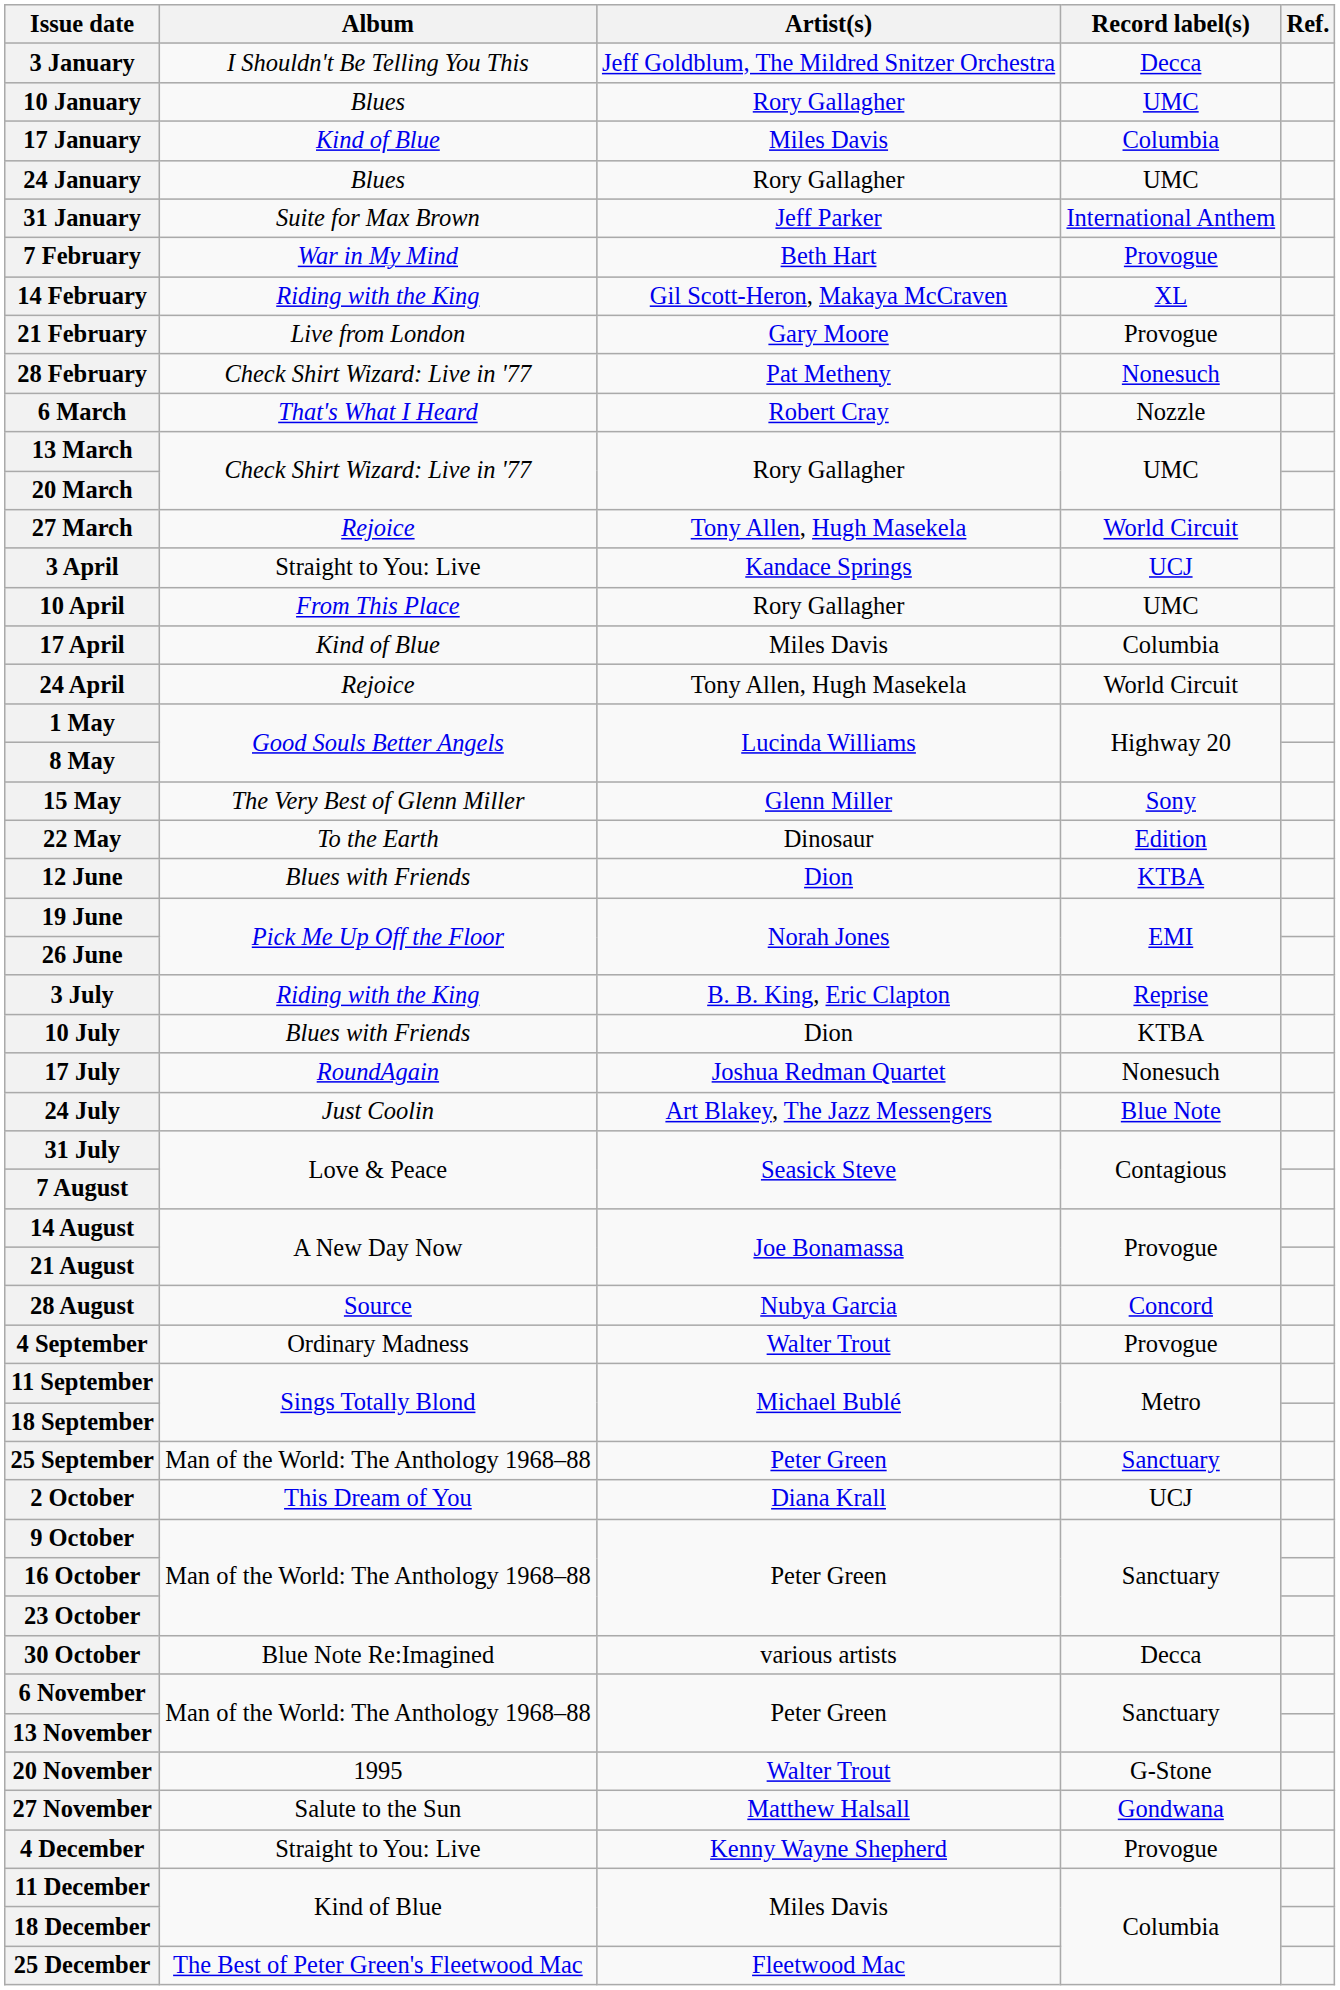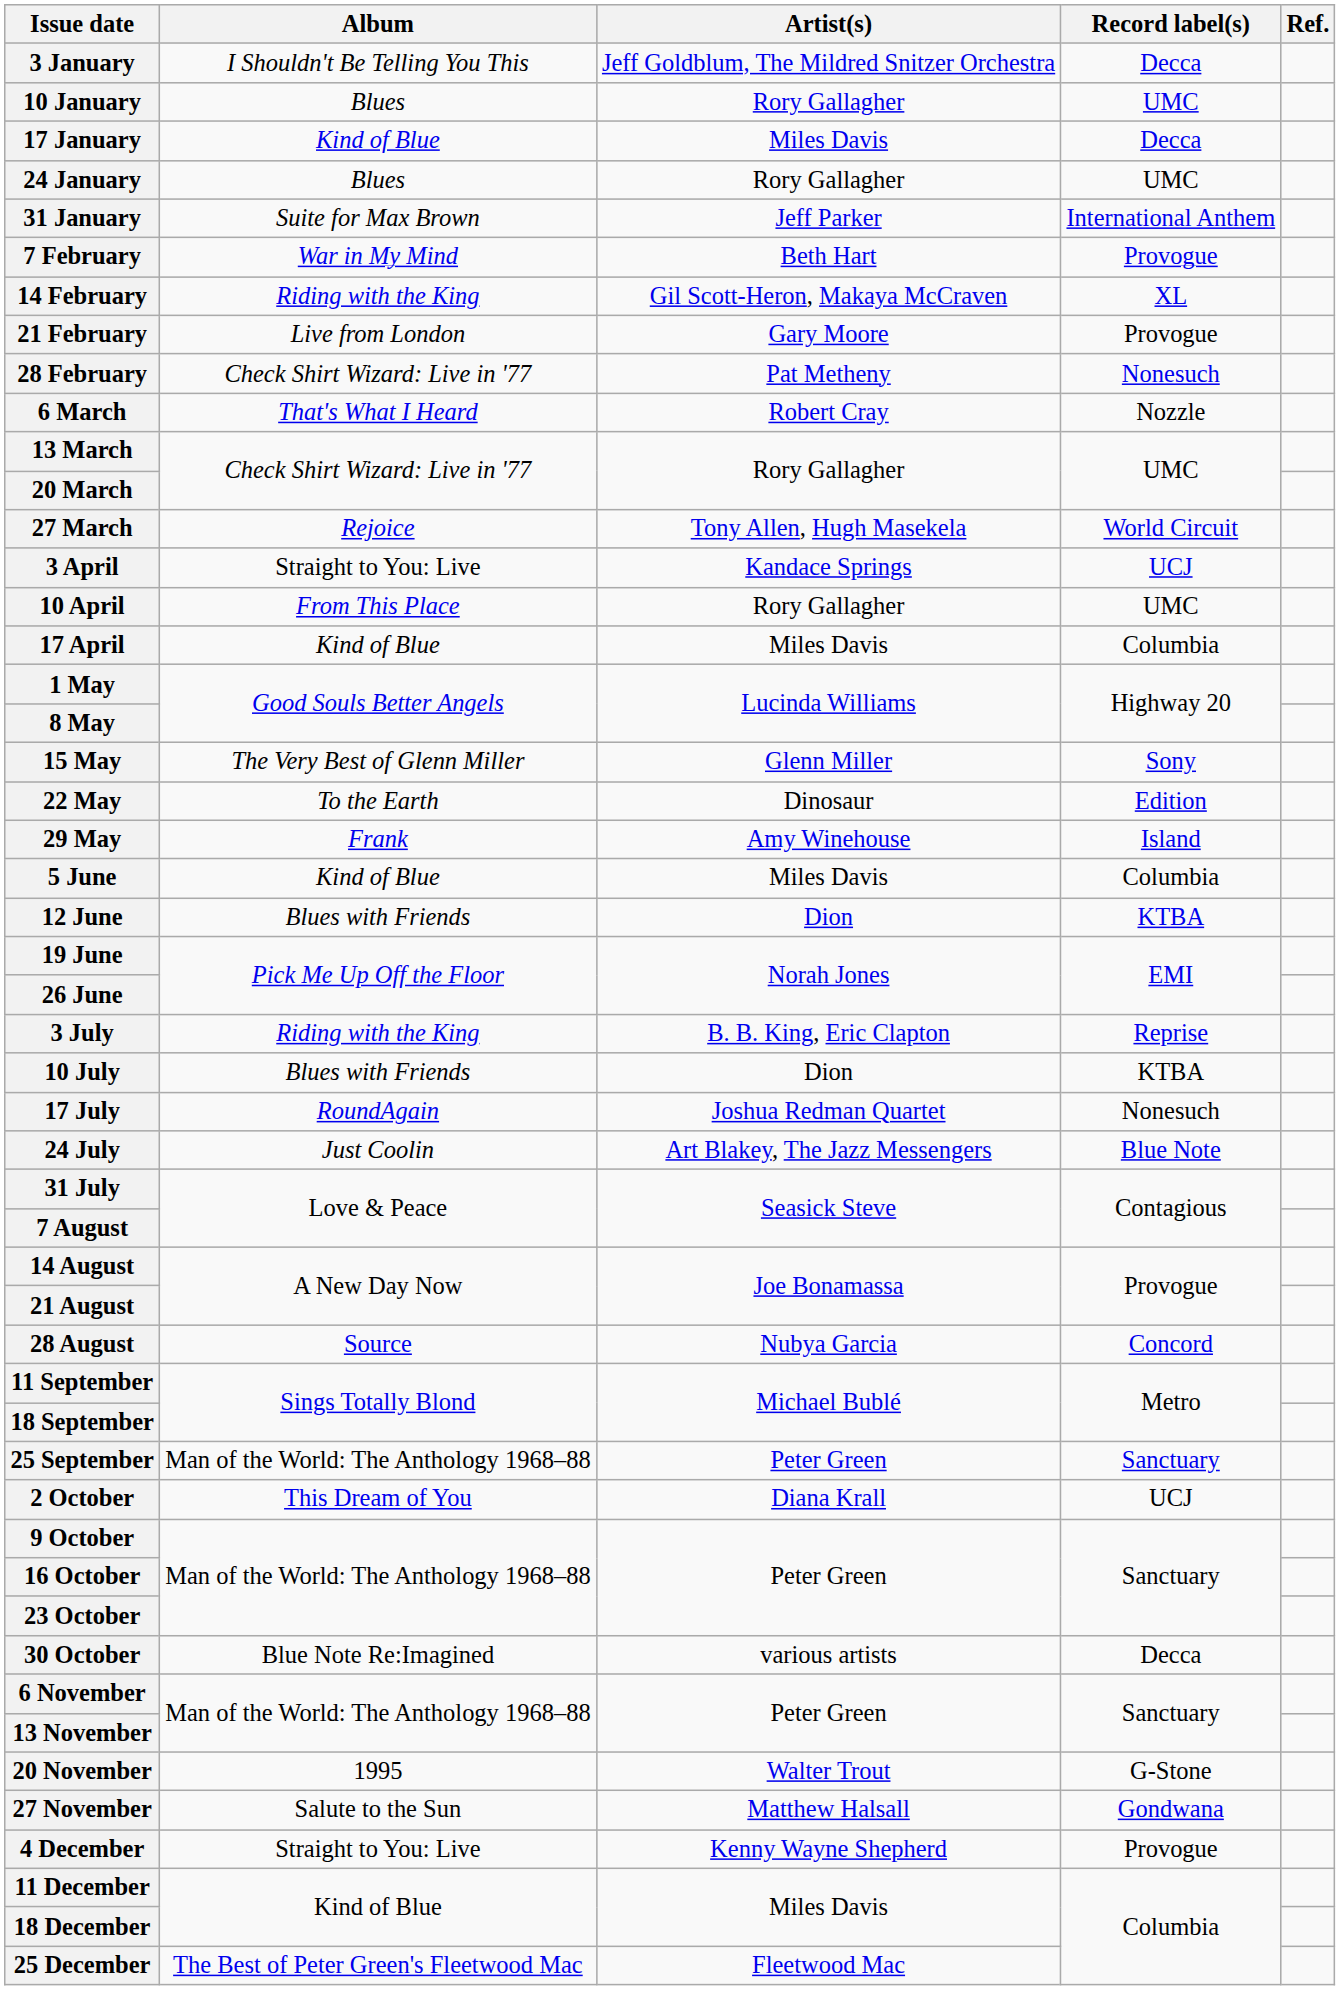(1171, 140) Columbia -> (1171, 140) Decca
- row: (82, 683)
+ row: (82, 839)
+ row: (82, 878)
- row: (82, 1343)
